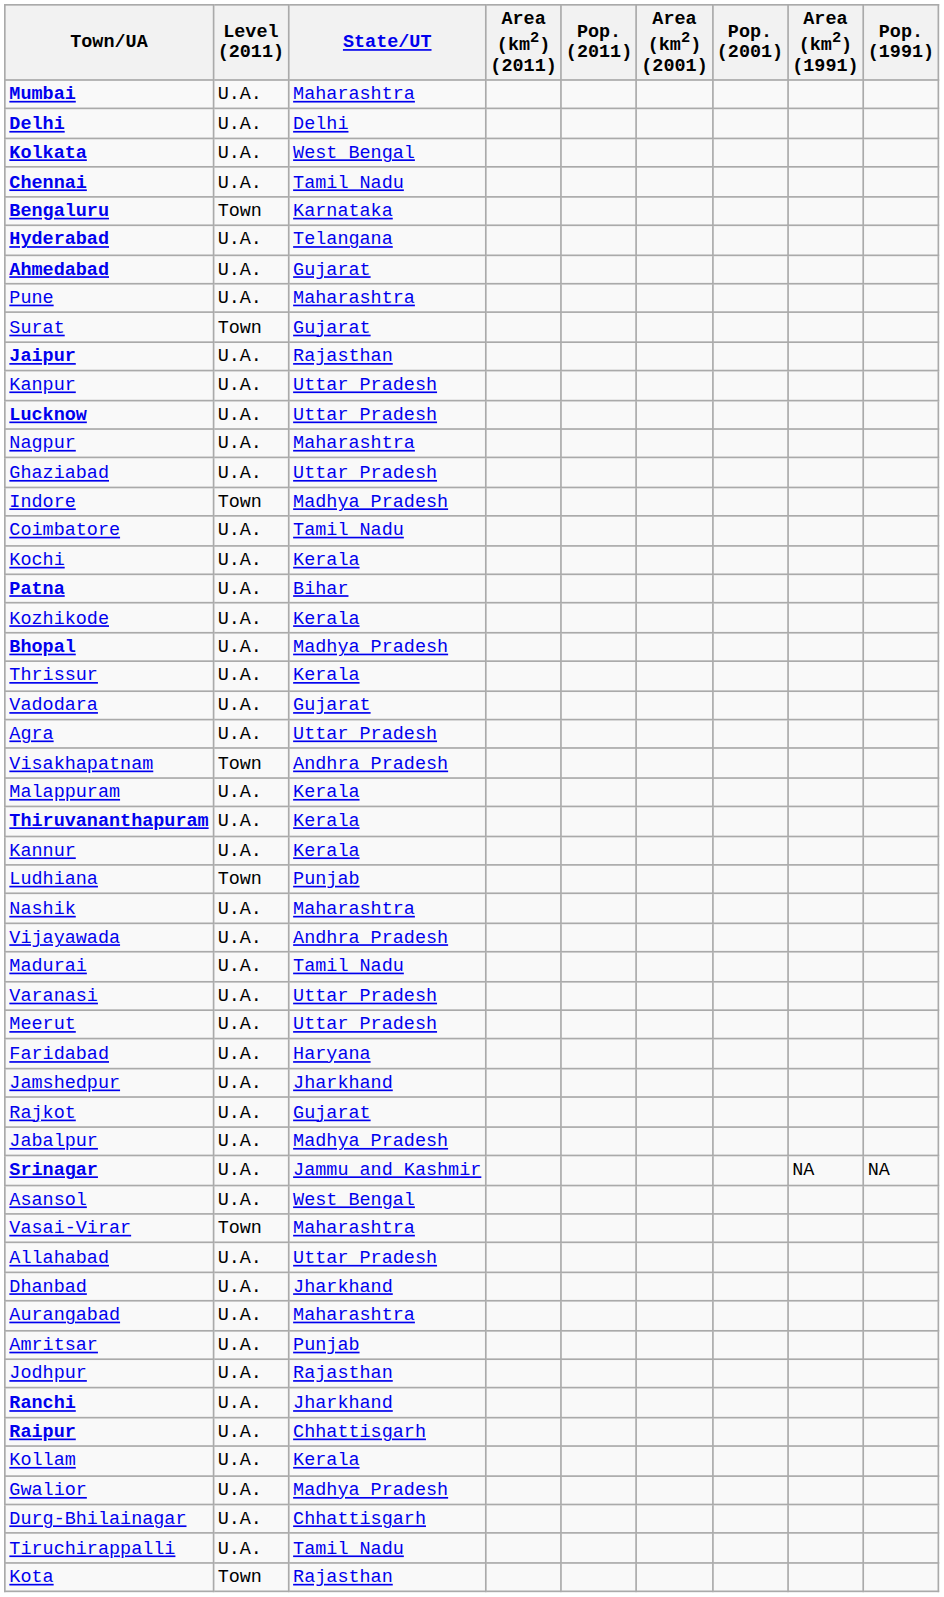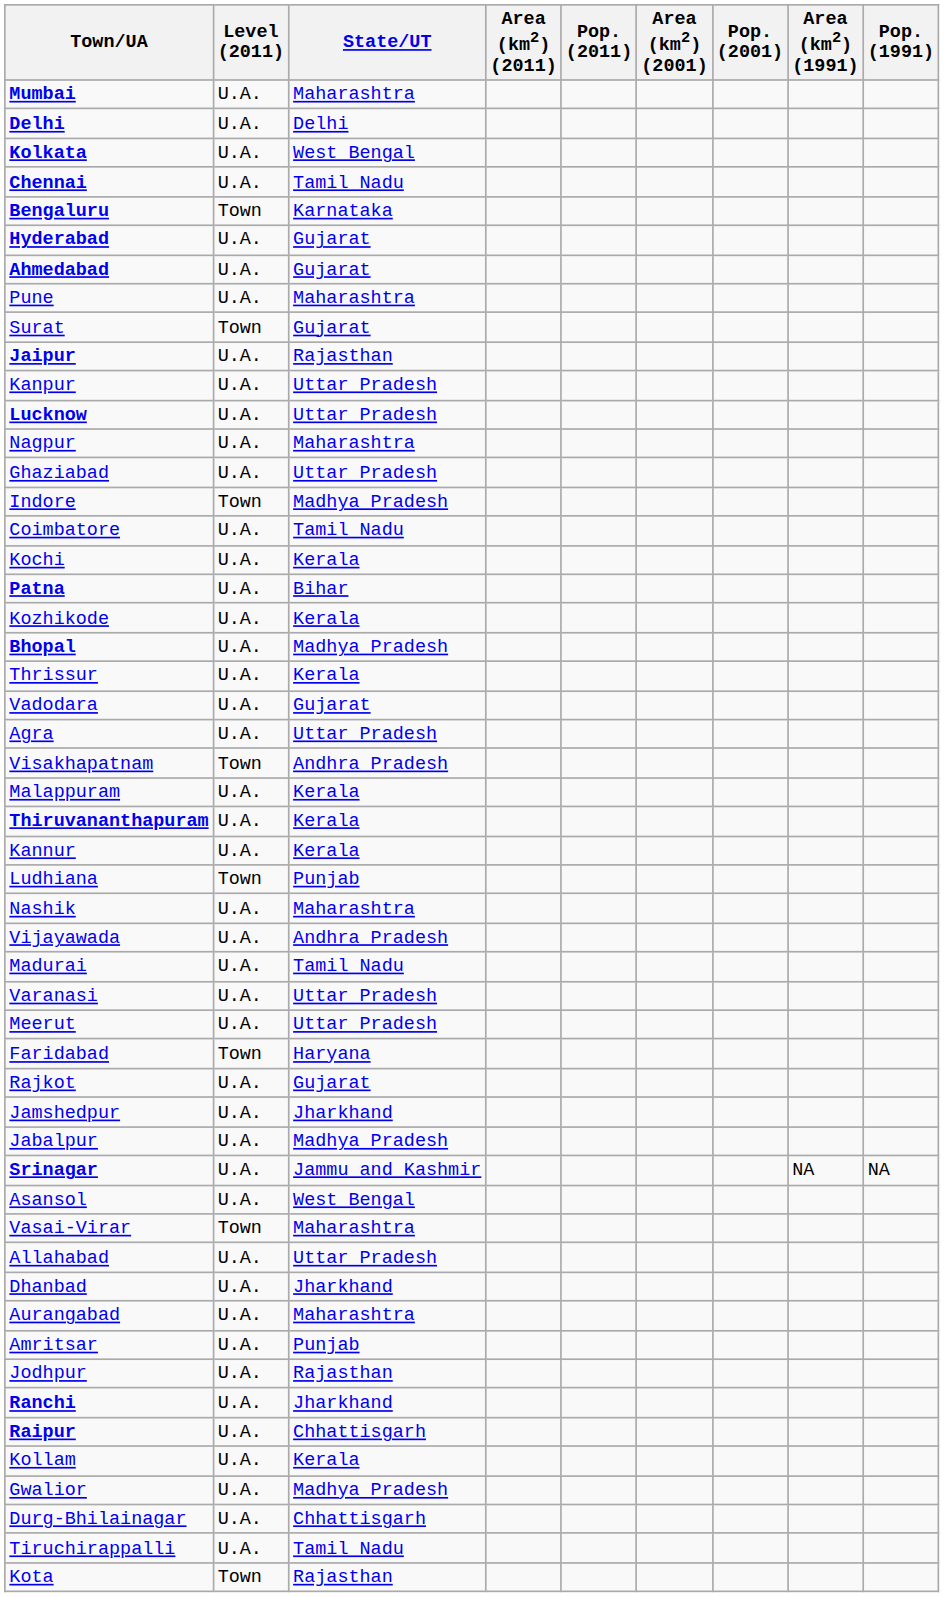(343, 240) Telangana -> (332, 240) Gujarat
(240, 1054) U.A. -> (240, 1054) Town
rows swapped: (43, 1112) <-> (65, 1083)
